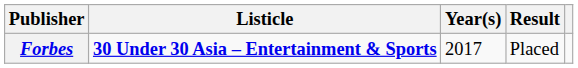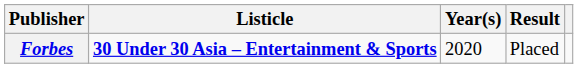(463, 48) 2017 -> (463, 48) 2020
